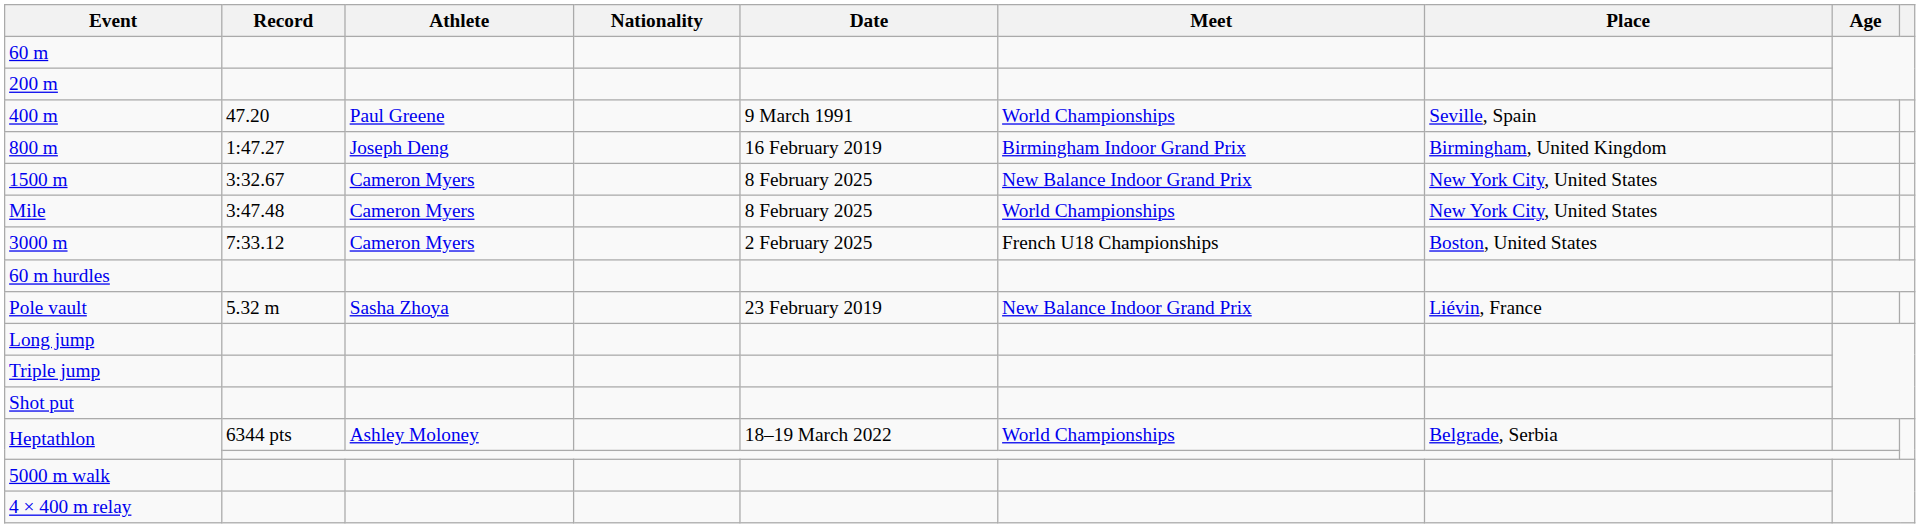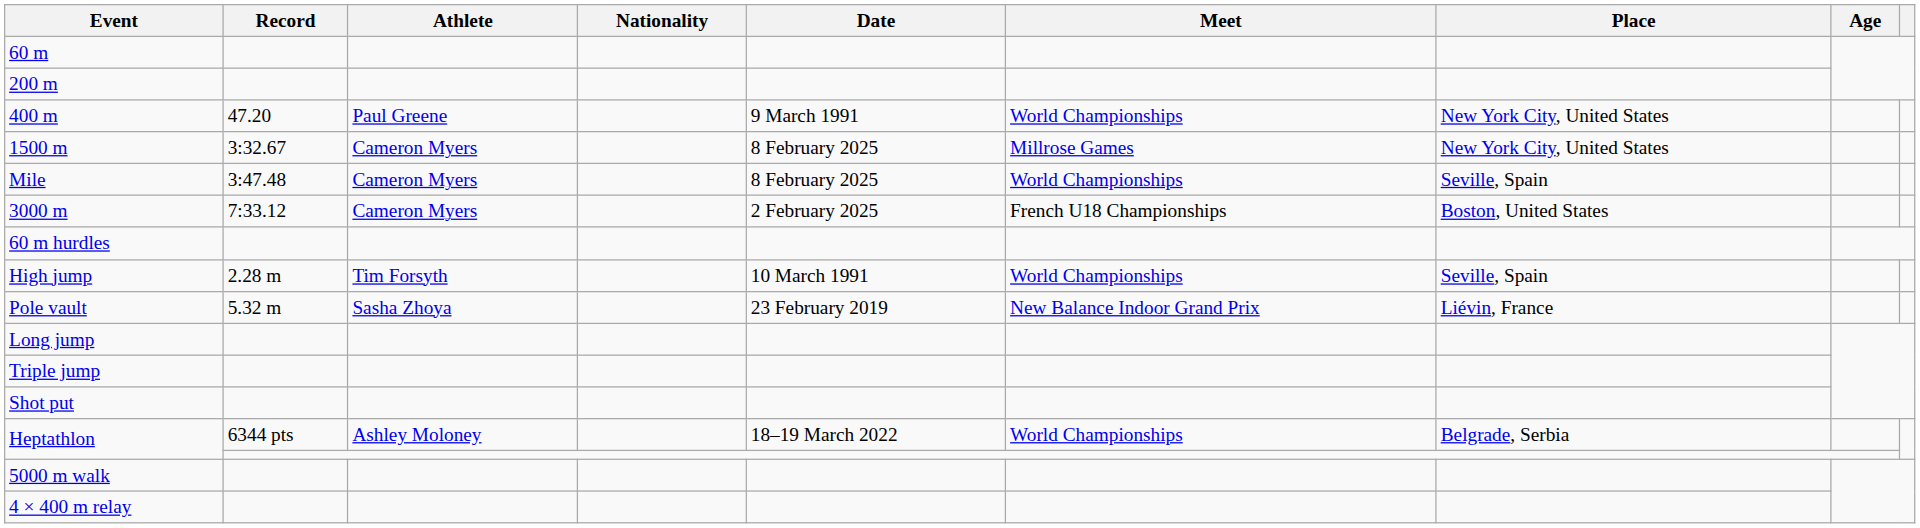(1483, 116) Seville, Spain -> (1555, 116) New York City, United States
- row: (34, 147)
(1127, 179) New Balance Indoor Grand Prix -> (1072, 147) Millrose Games
(1543, 211) New York City, United States -> (1494, 179) Seville, Spain
+ row: (51, 275)
